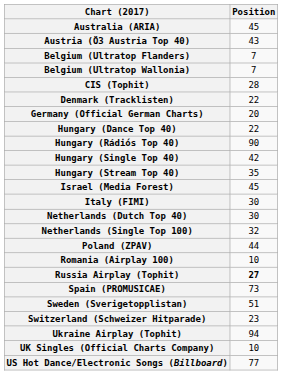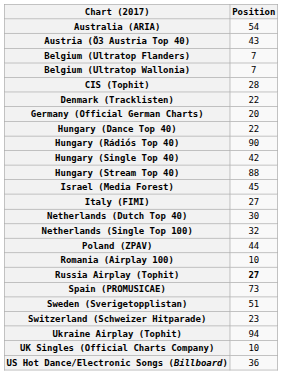(254, 26) 45 -> (254, 26) 54
(254, 172) 35 -> (254, 172) 88
(254, 202) 30 -> (254, 202) 27
(254, 363) 77 -> (254, 363) 36
